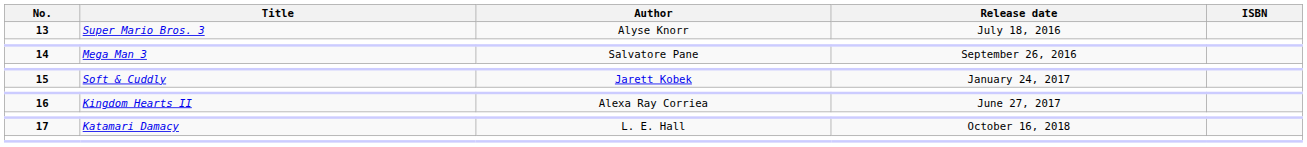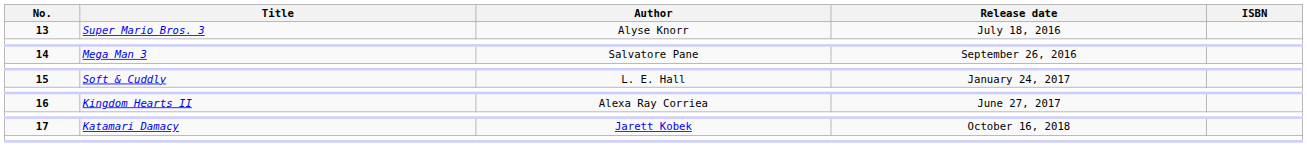(653, 79) Jarett Kobek -> (653, 79) L. E. Hall
(653, 127) L. E. Hall -> (653, 127) Jarett Kobek
